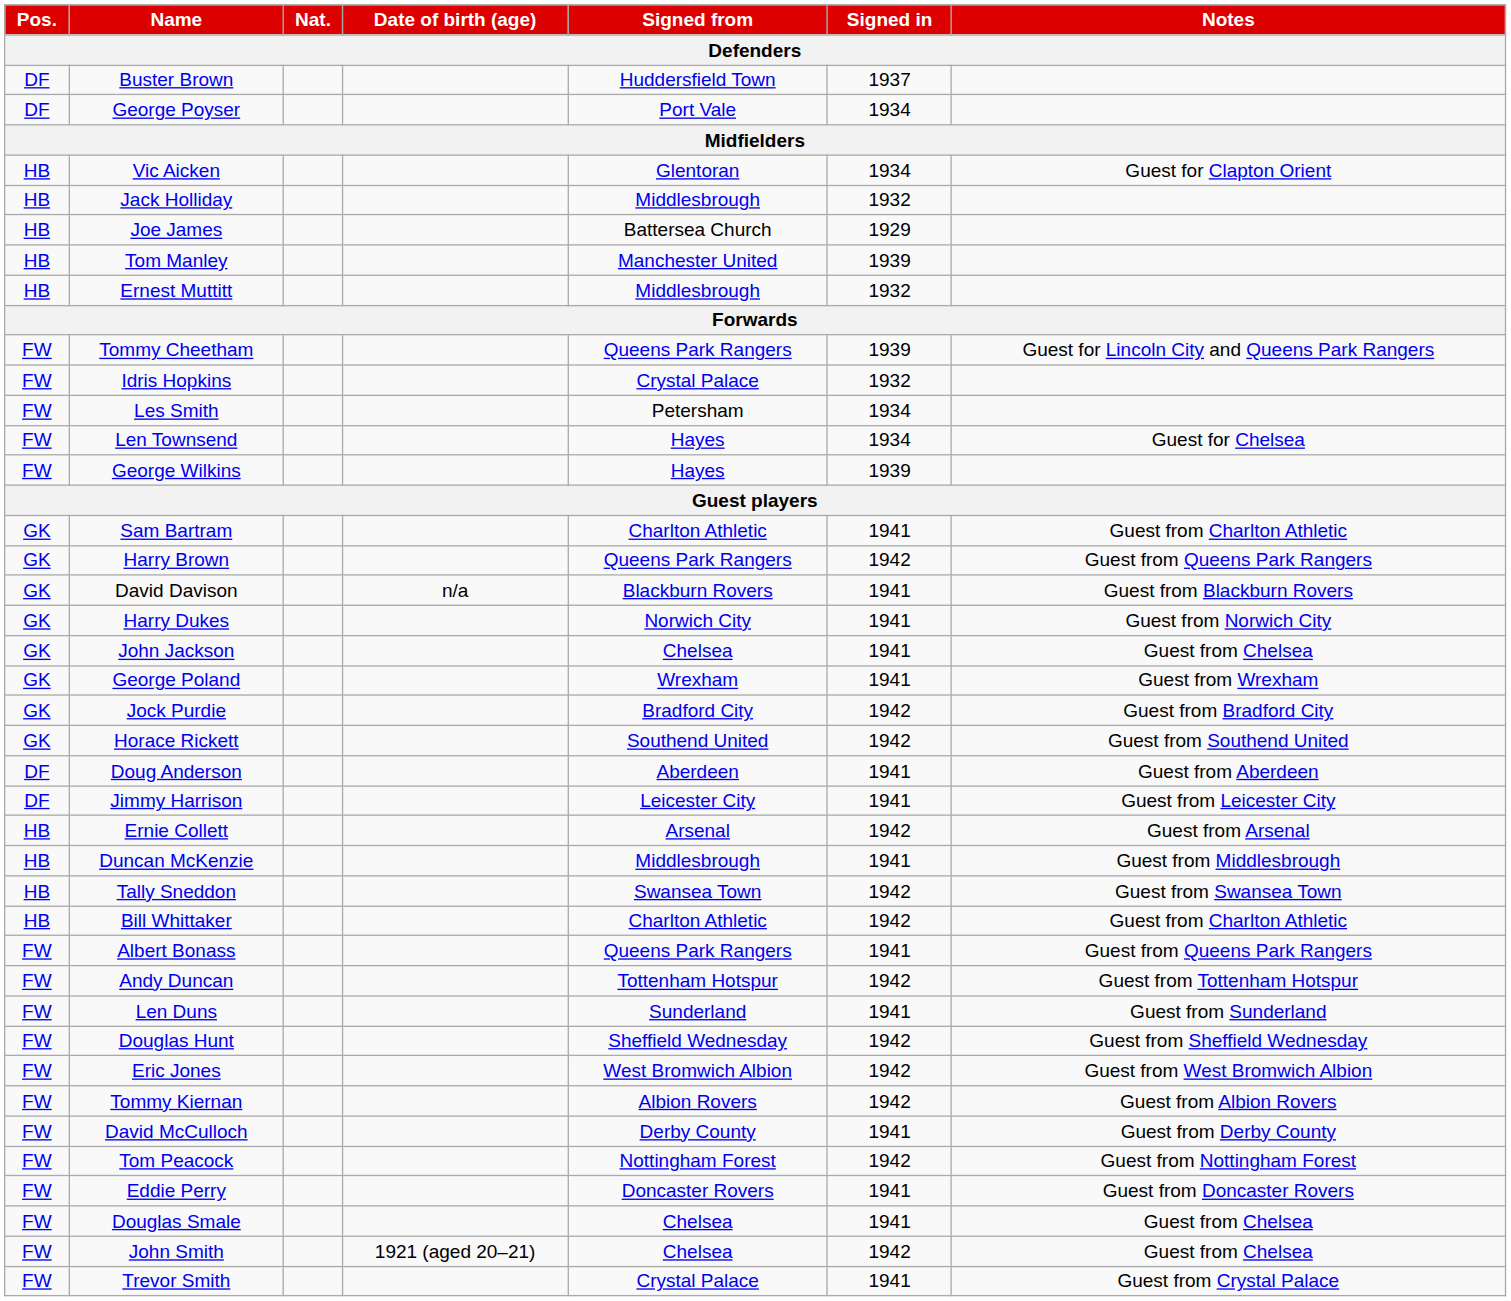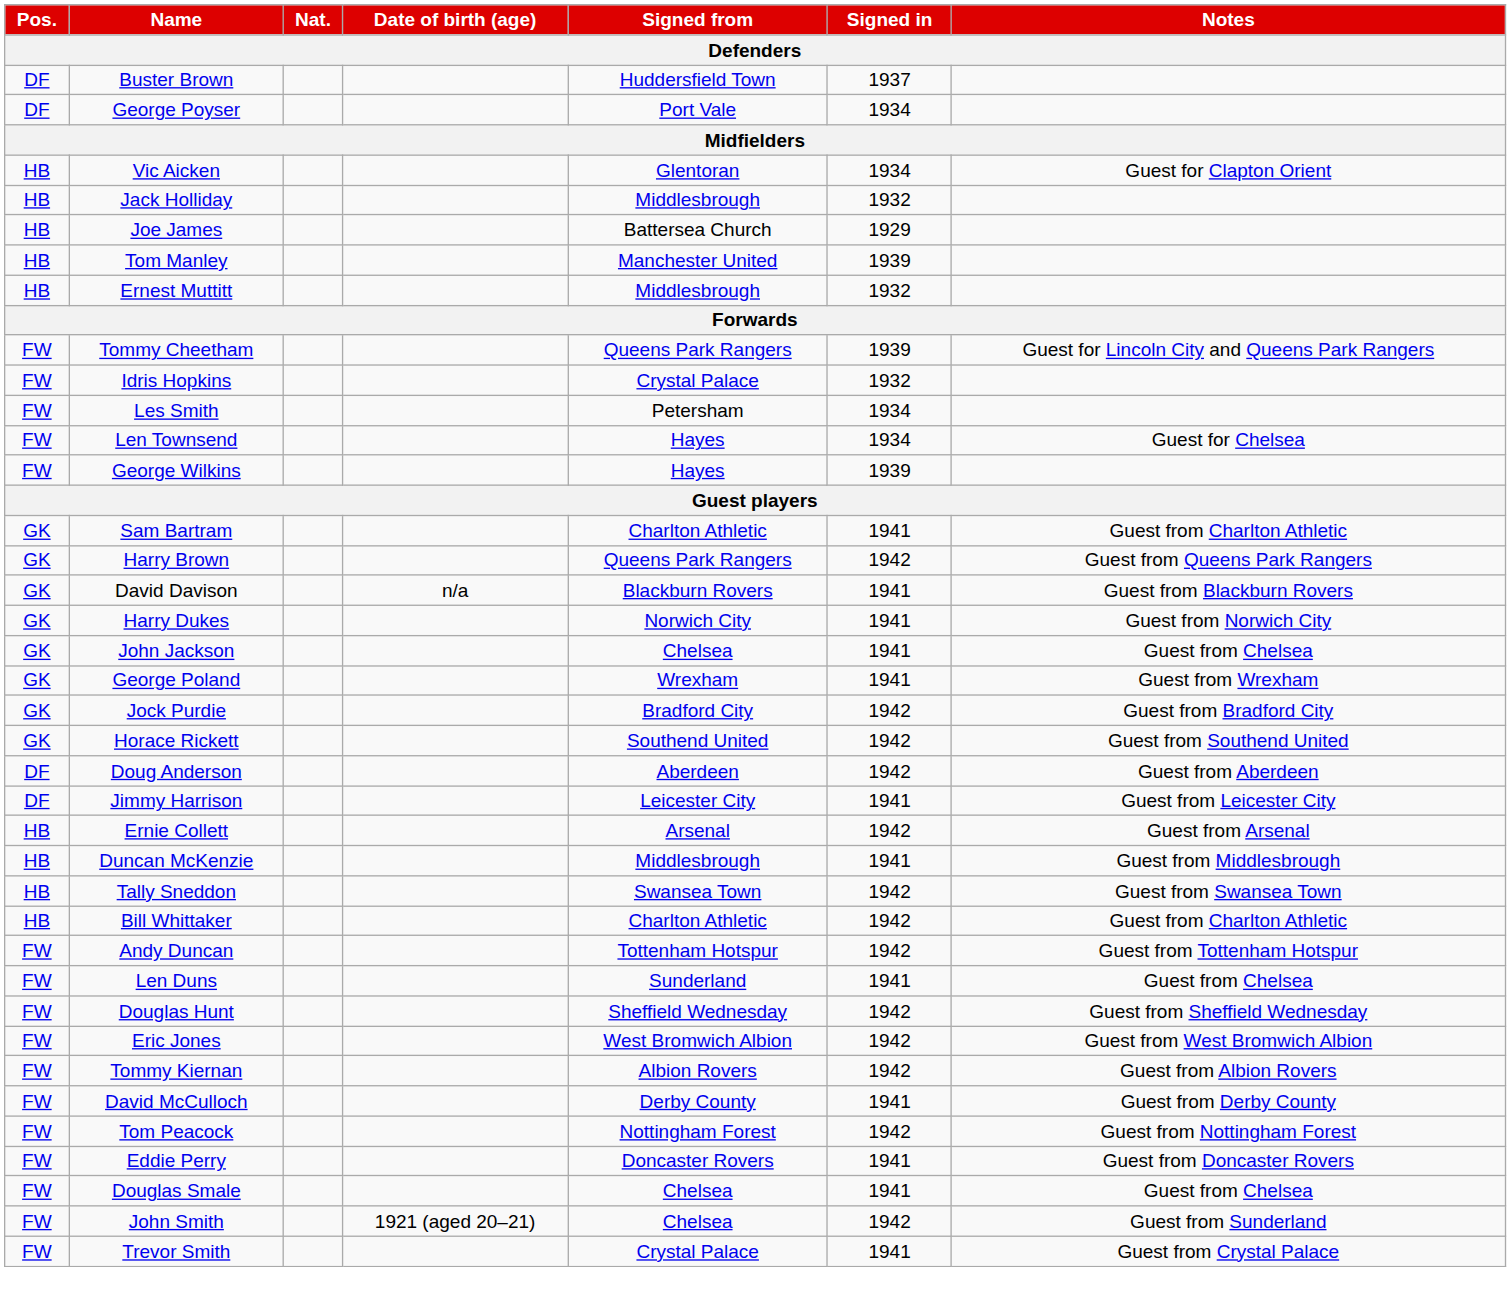(890, 771) 1941 -> (890, 771) 1942
- row: (176, 951)
(1228, 1011) Guest from Sunderland -> (1228, 981) Guest from Chelsea
(1228, 1251) Guest from Chelsea -> (1228, 1221) Guest from Sunderland
